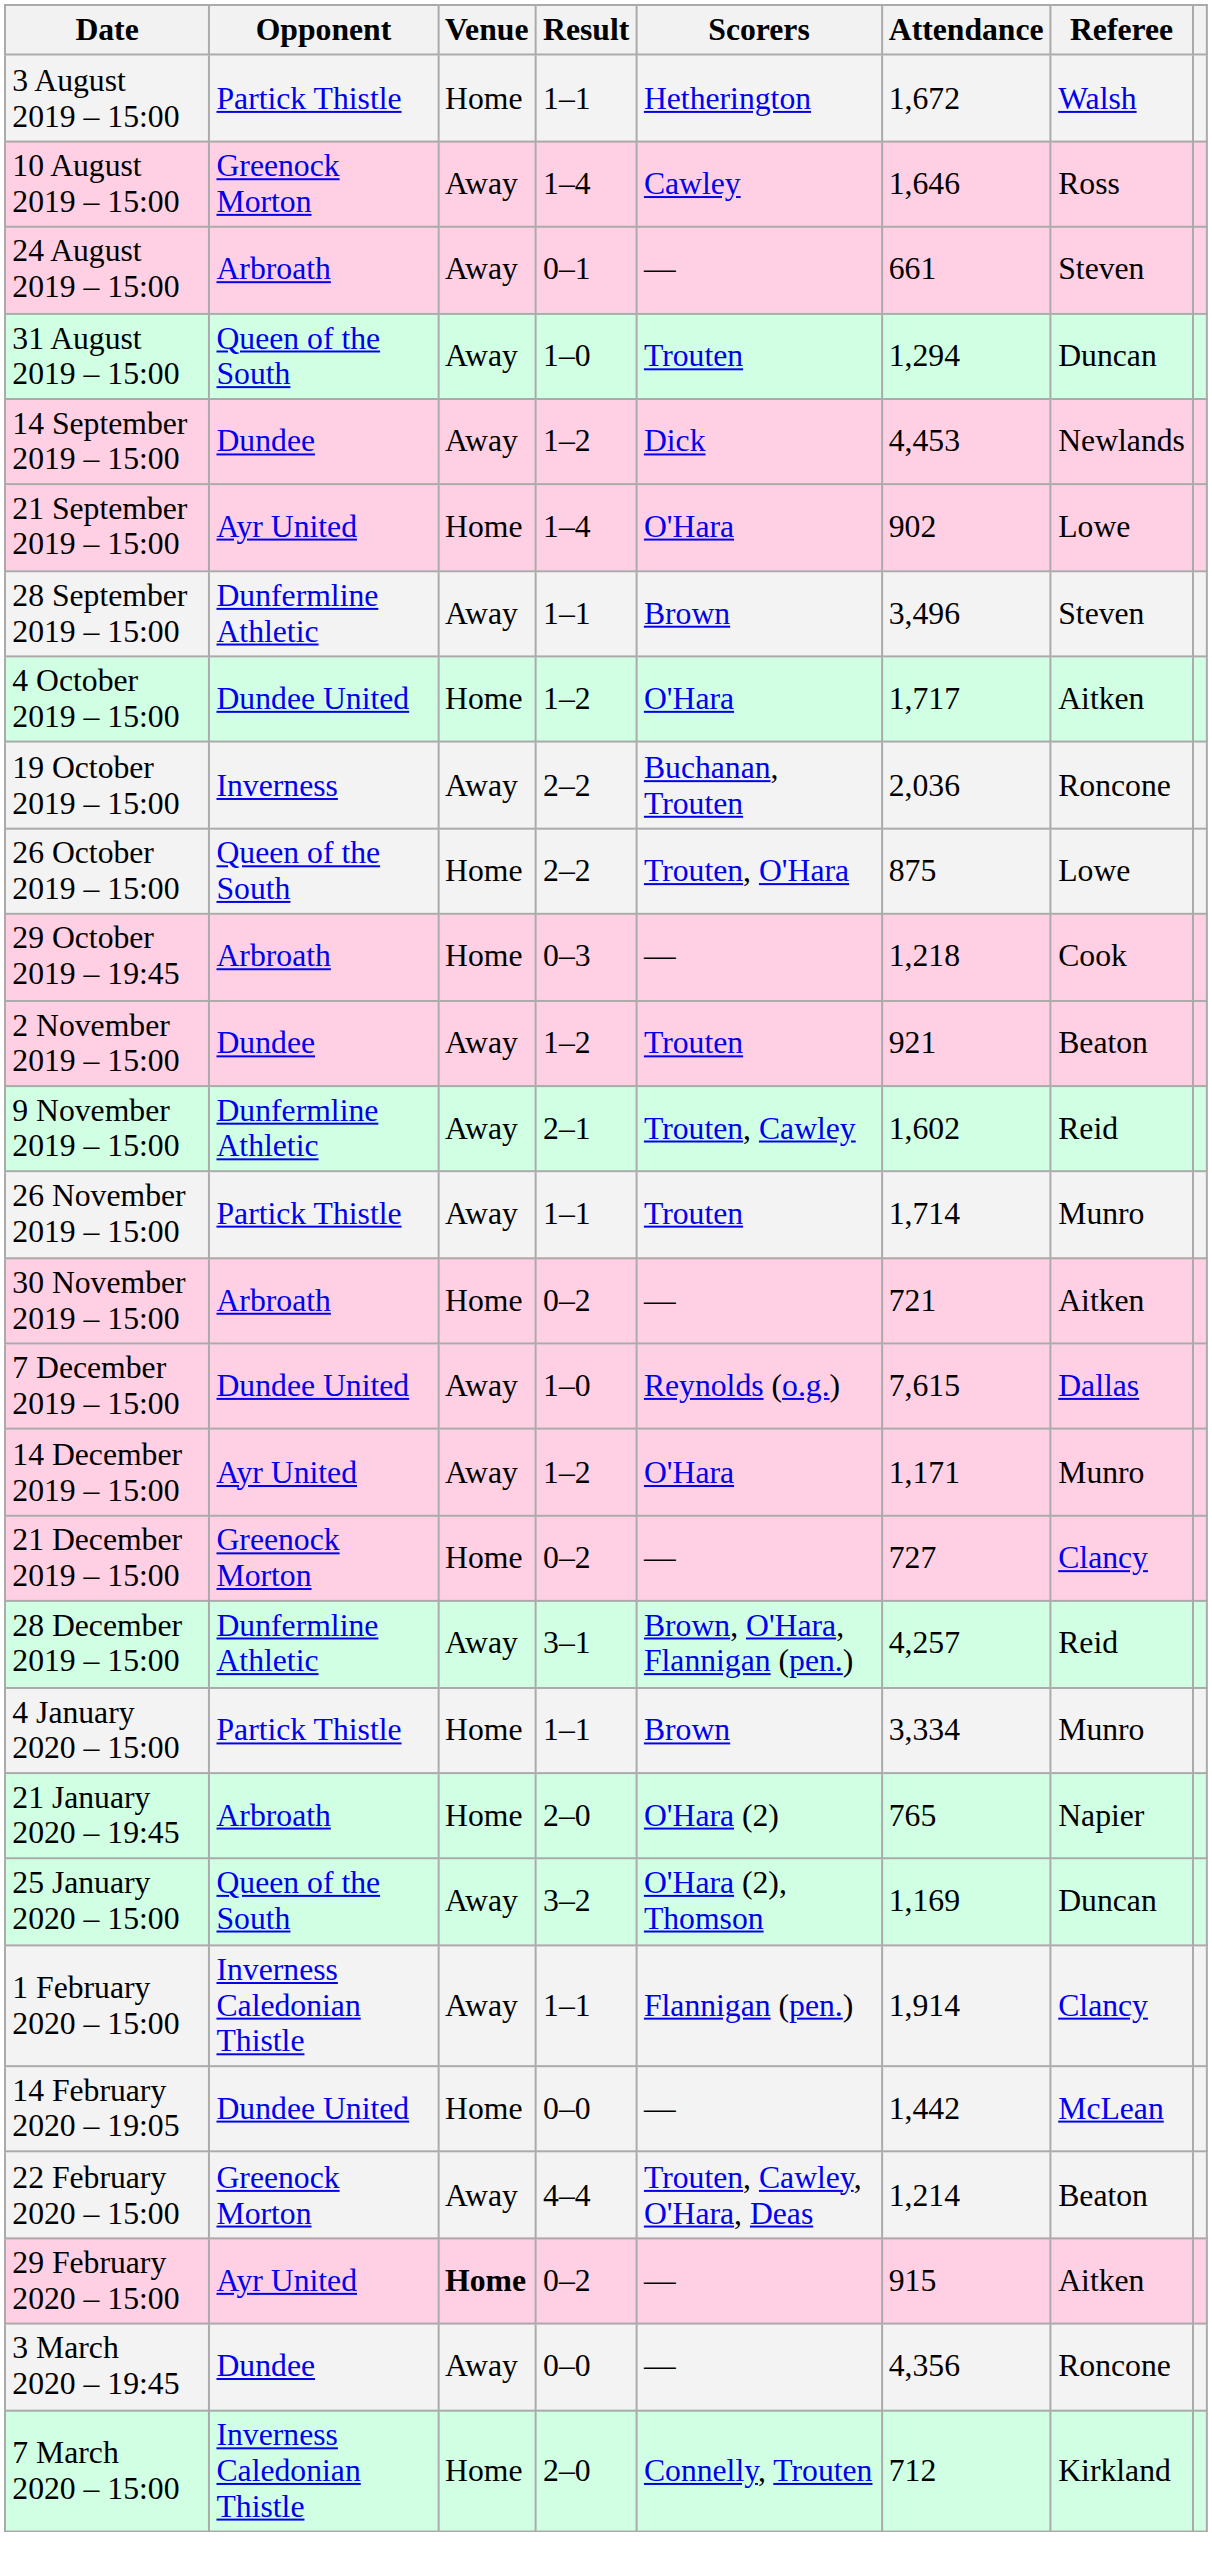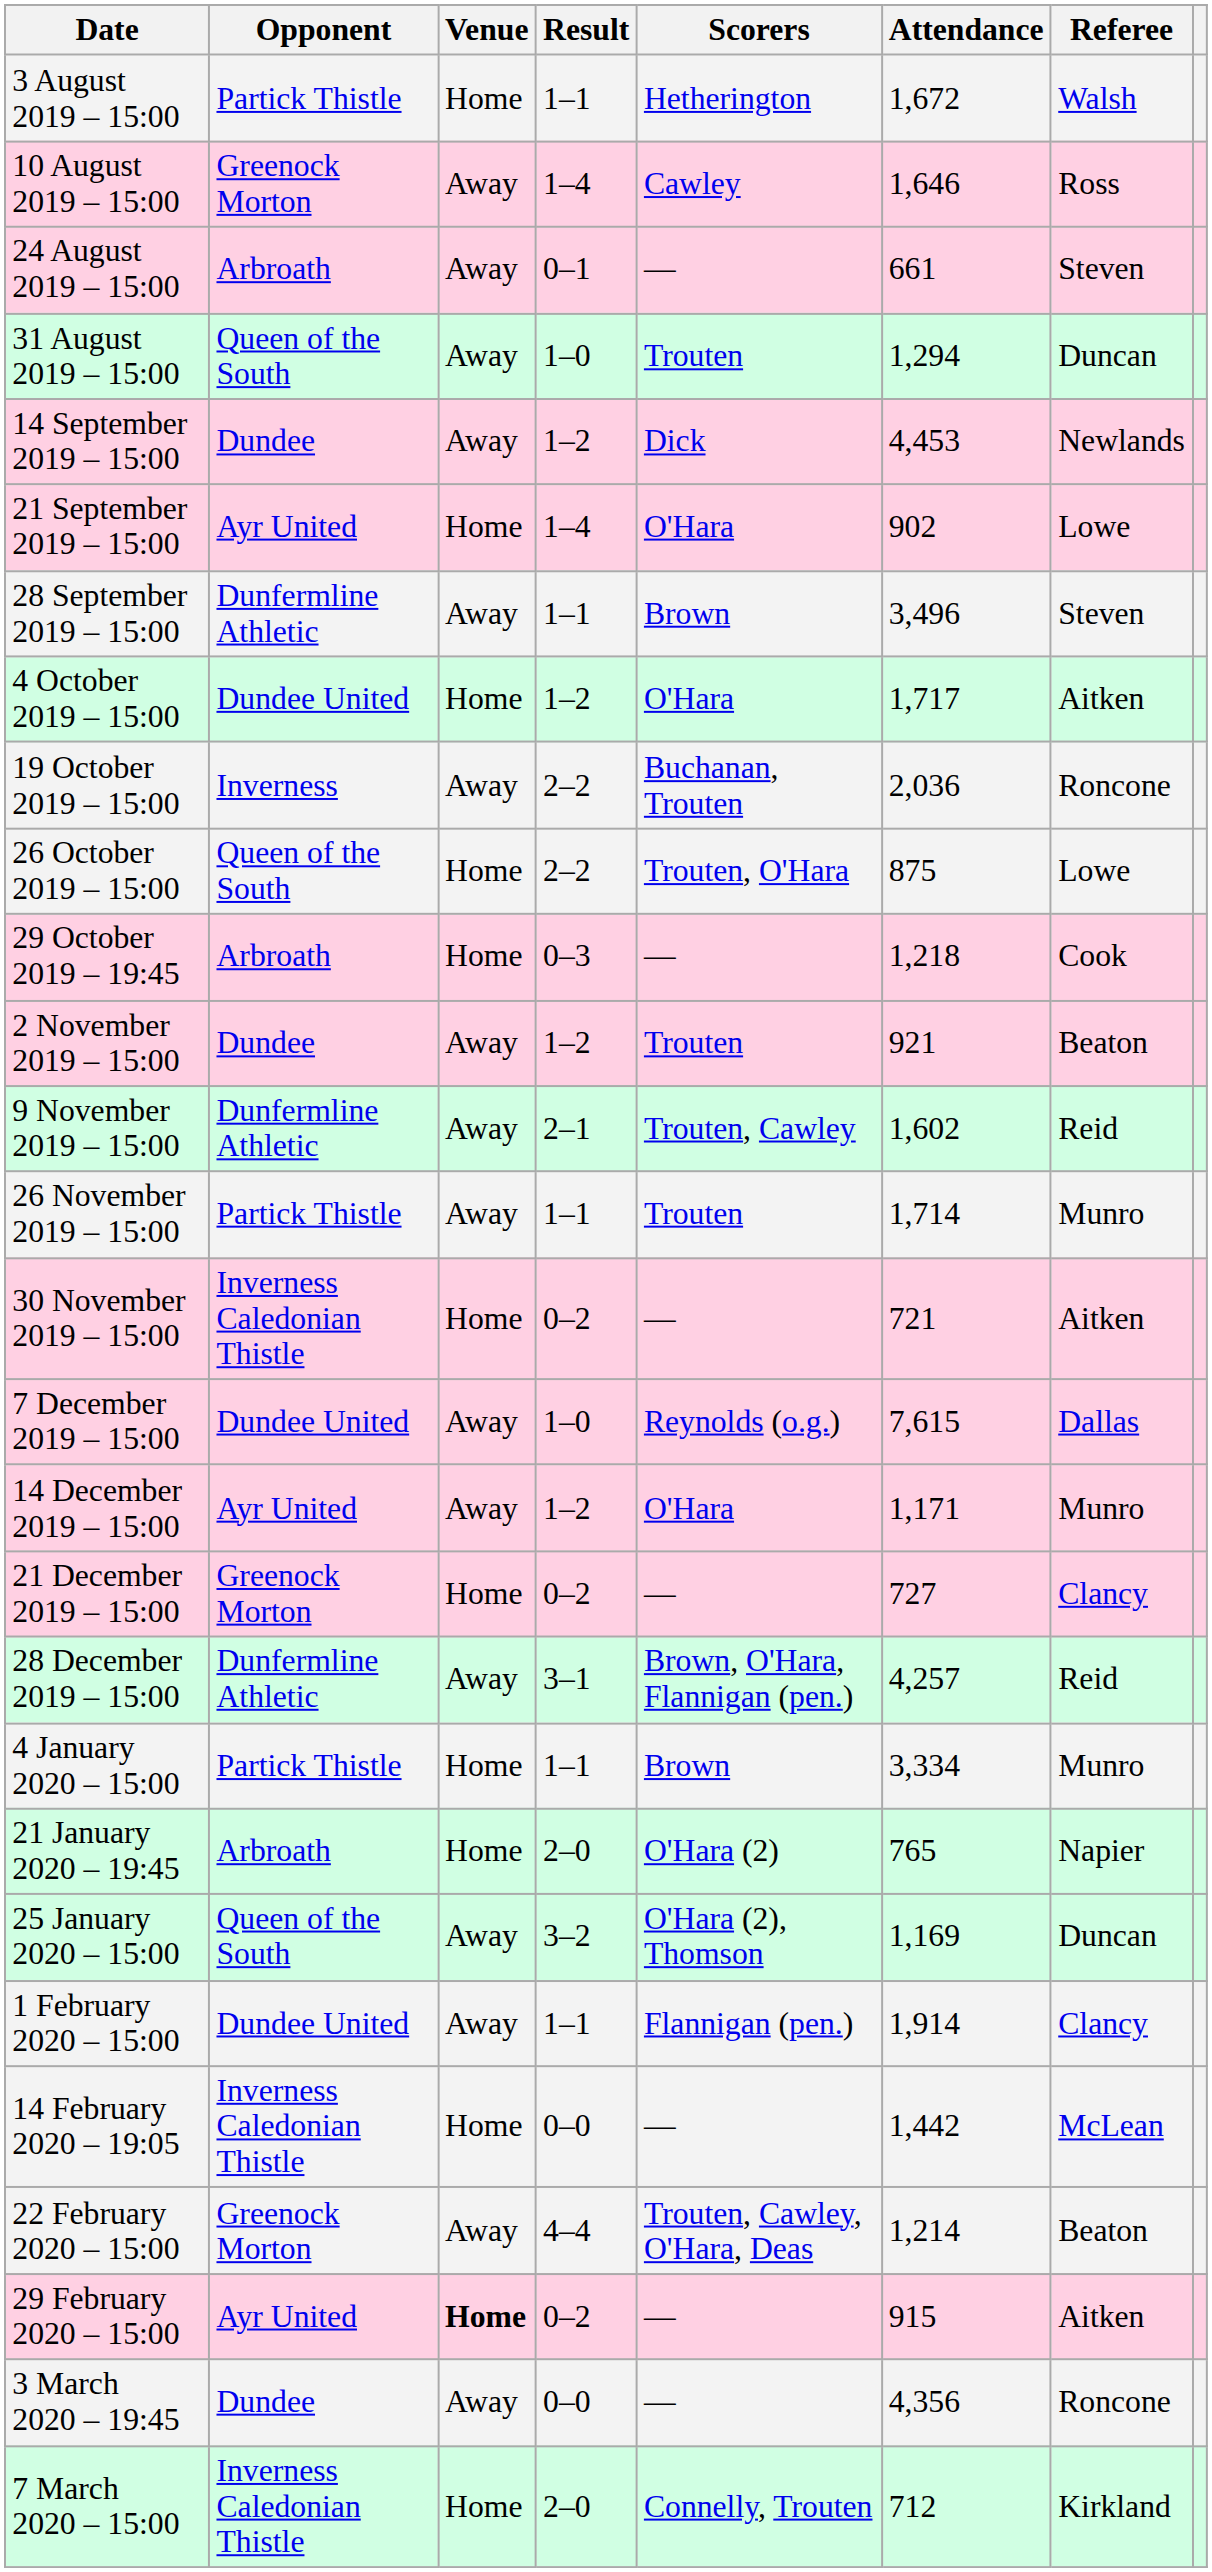(274, 1300) Arbroath -> (289, 1317) Inverness Caledonian Thistle
(289, 2004) Inverness Caledonian Thistle -> (313, 2022) Dundee United
(313, 2108) Dundee United -> (289, 2126) Inverness Caledonian Thistle
